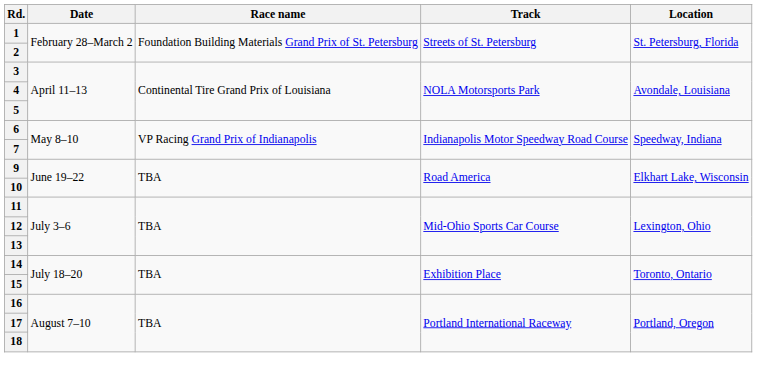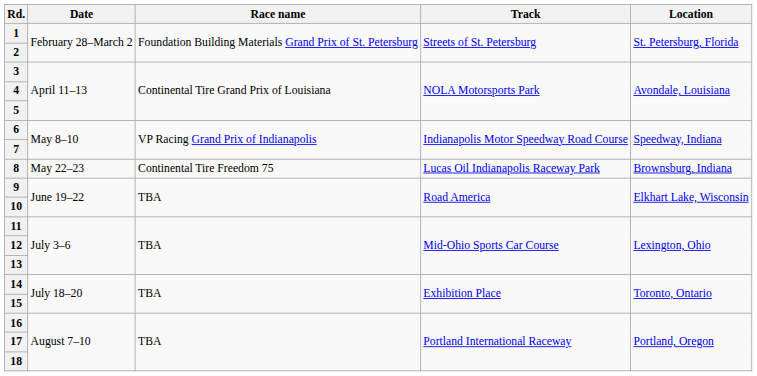+ row: (16, 168)
